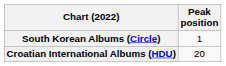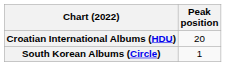rows swapped: (91, 54) <-> (91, 38)
